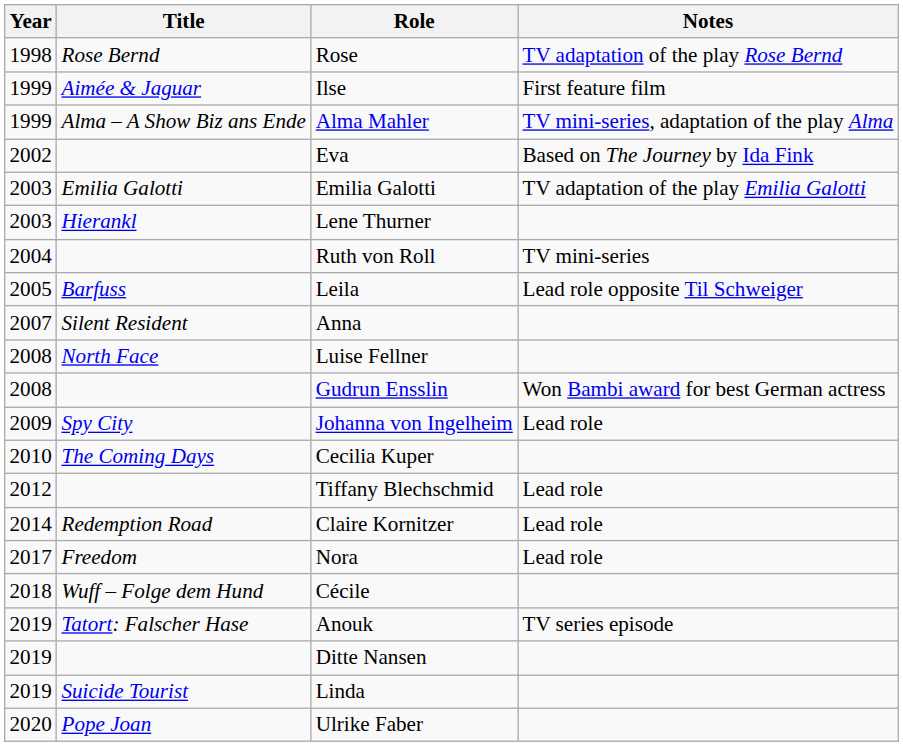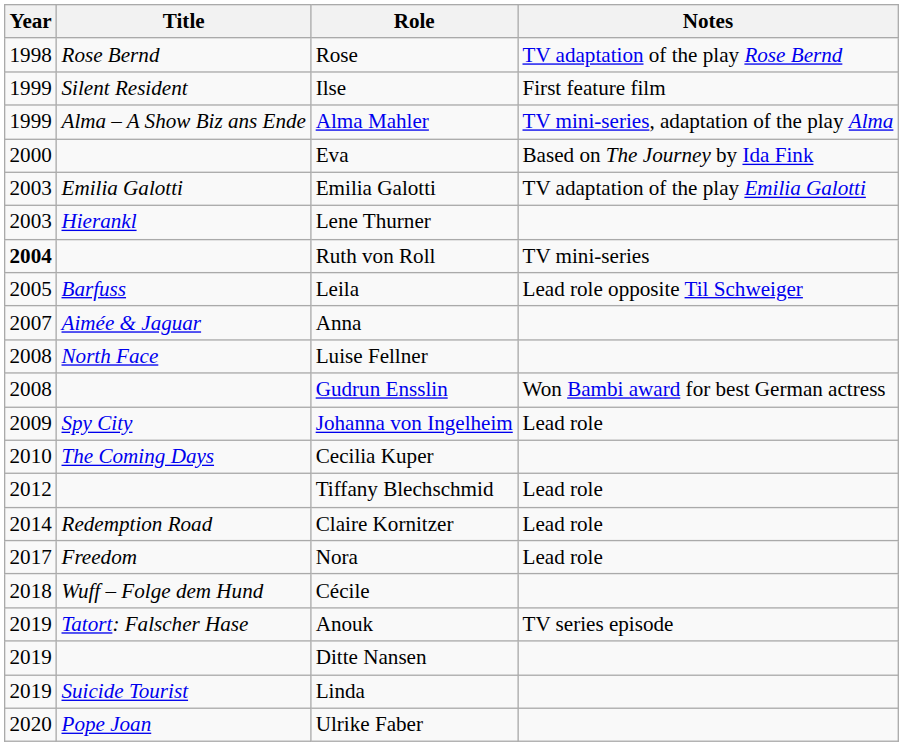(131, 88) Aimée & Jaguar -> (125, 88) Silent Resident
(31, 155) 2002 -> (31, 155) 2000
(31, 255) normal -> (31, 255) bold
(125, 322) Silent Resident -> (131, 322) Aimée & Jaguar
